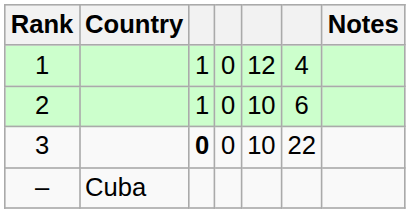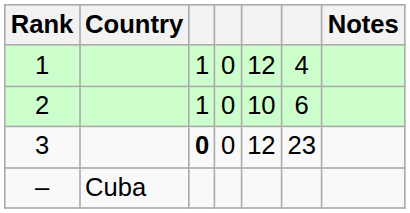(261, 146) 10 -> (261, 146) 12
(302, 146) 22 -> (302, 146) 23
